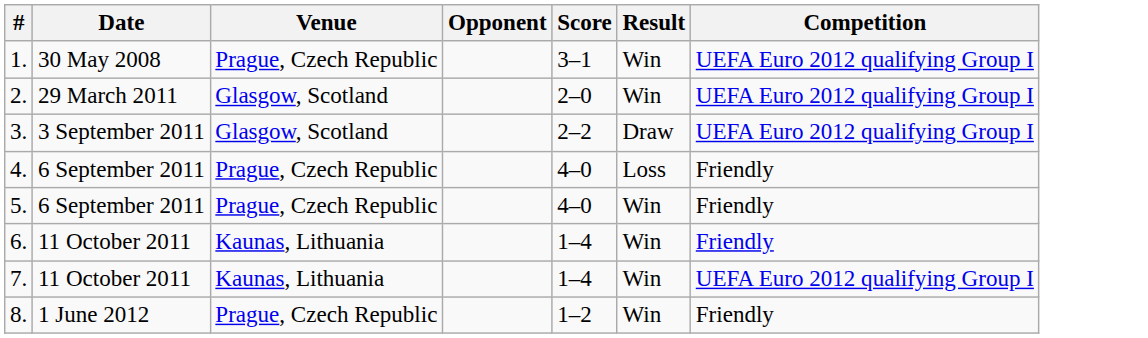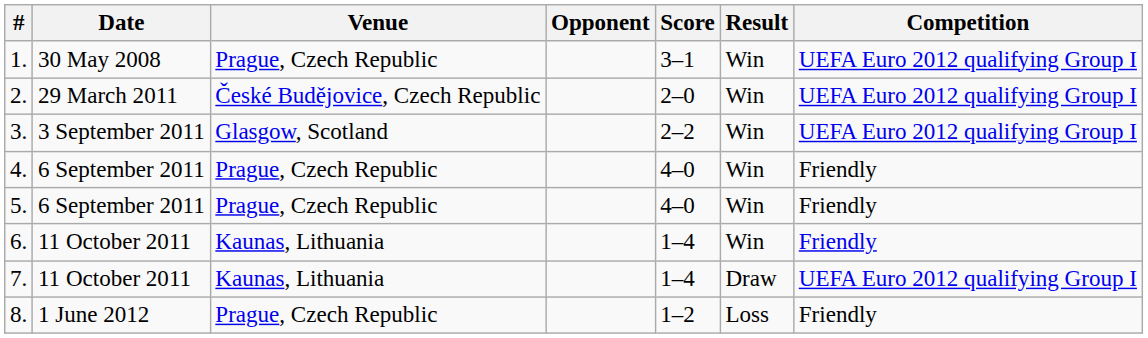(302, 95) Glasgow, Scotland -> (378, 95) České Budějovice, Czech Republic
(648, 132) Draw -> (745, 132) Win
(644, 168) Loss -> (745, 168) Win
(642, 278) Win -> (751, 278) Draw
(642, 315) Win -> (747, 315) Loss
